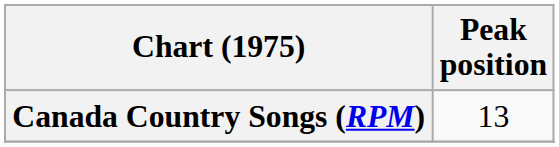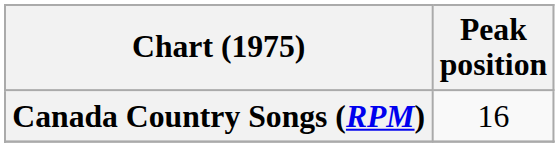(493, 115) 13 -> (493, 115) 16
